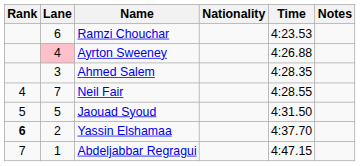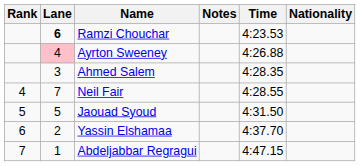columns swapped: (234, 14) <-> (335, 14)
(57, 33) normal -> (57, 33) bold
(22, 131) bold -> (22, 131) normal
